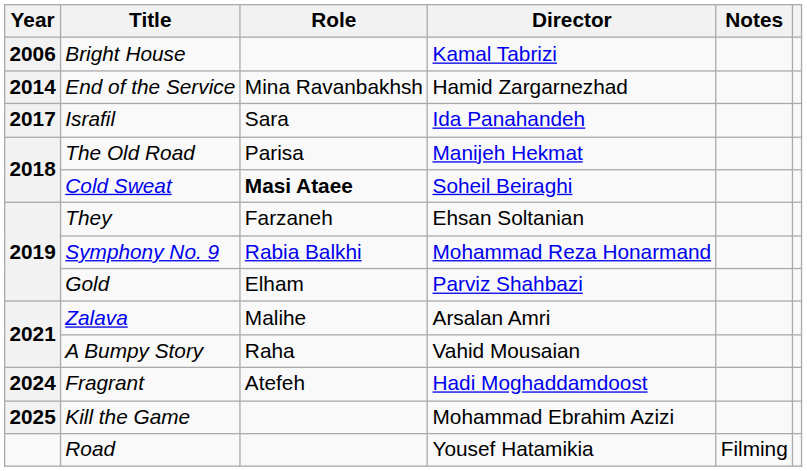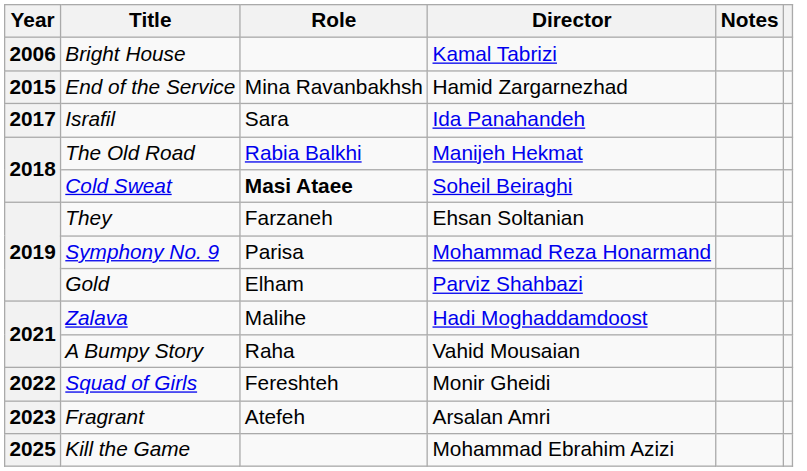(33, 86) 2014 -> (33, 86) 2015
(274, 152) Parisa -> (303, 152) Rabia Balkhi
(303, 251) Rabia Balkhi -> (274, 251) Parisa
(491, 317) Arsalan Amri -> (540, 317) Hadi Moghaddamdoost
+ row: (131, 383)
(33, 383) 2024 -> (33, 416) 2023
(540, 383) Hadi Moghaddamdoost -> (491, 416) Arsalan Amri
- row: (90, 449)
